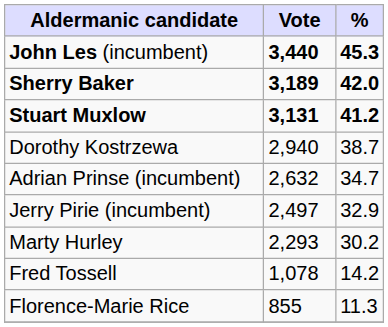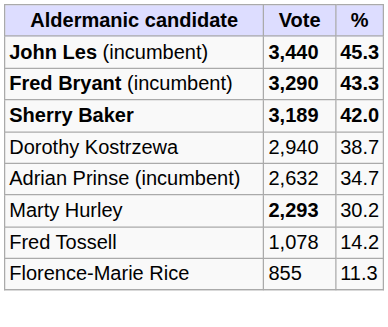+ row: (121, 83)
- row: (78, 115)
- row: (110, 210)
(293, 242) normal -> (293, 210) bold
